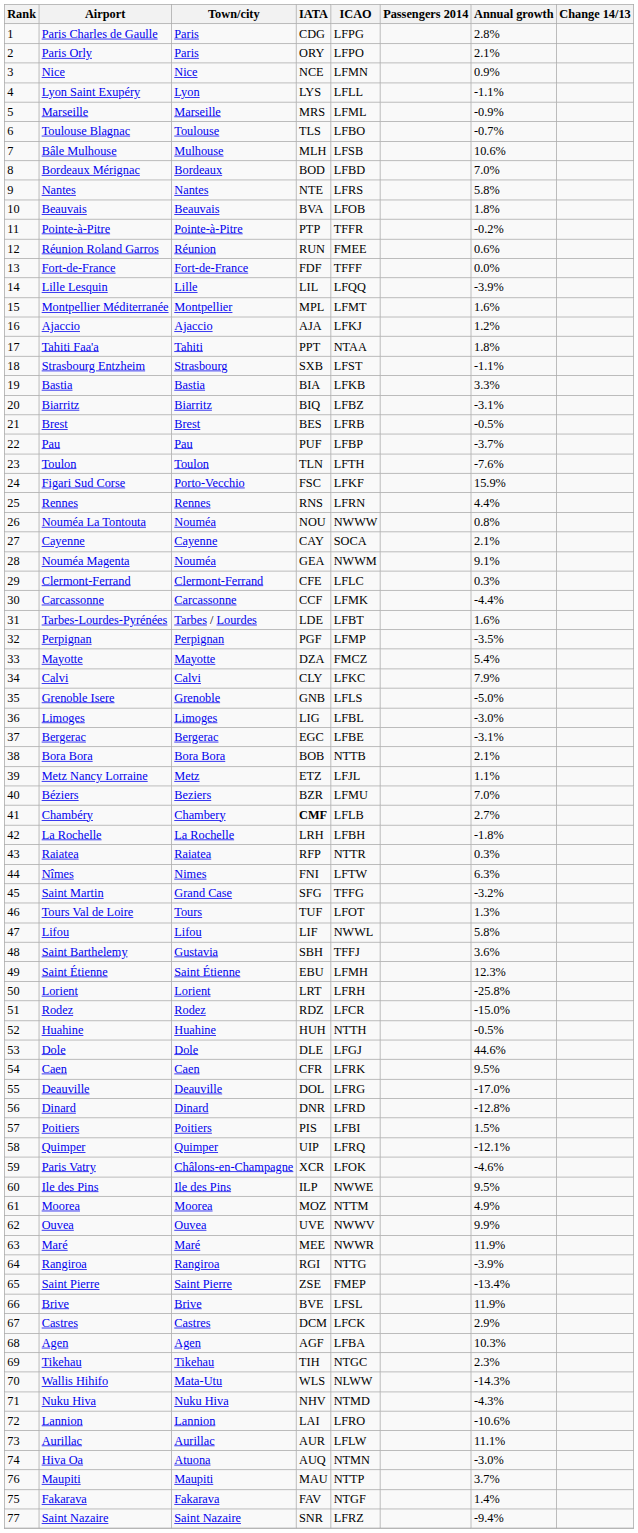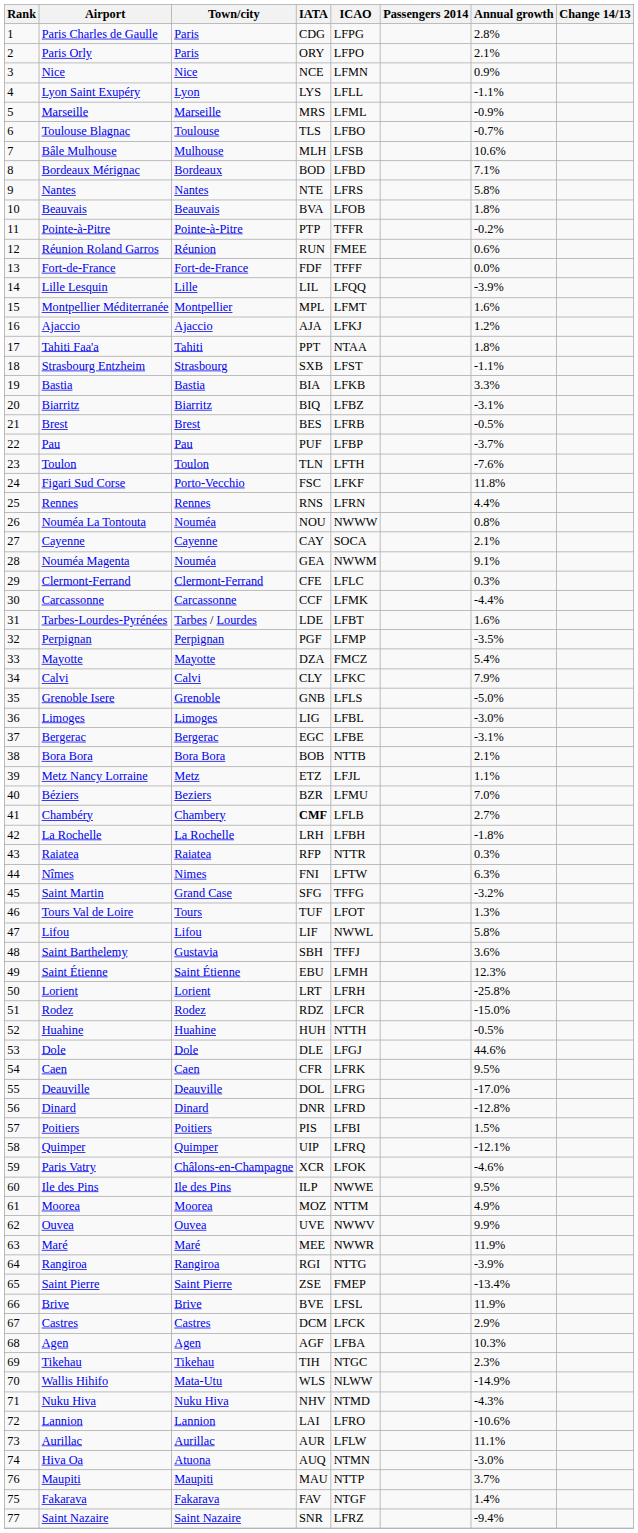(487, 170) 7.0% -> (487, 170) 7.1%
(490, 483) 15.9% -> (490, 483) 11.8%
(492, 1381) -14.3% -> (492, 1381) -14.9%
